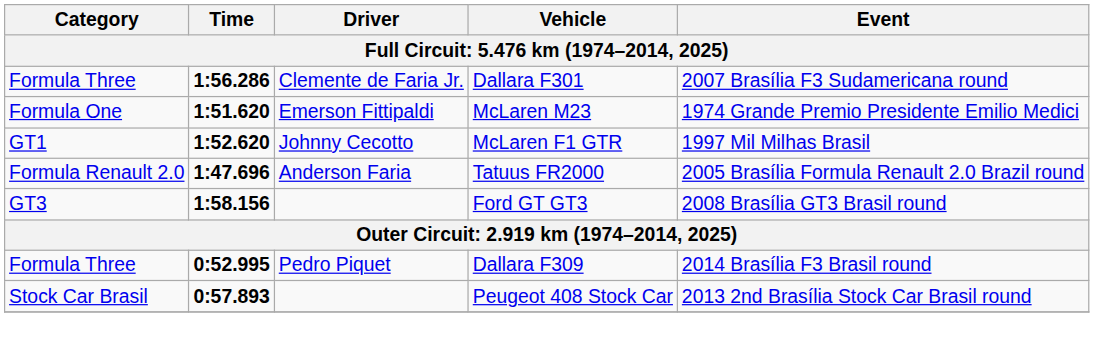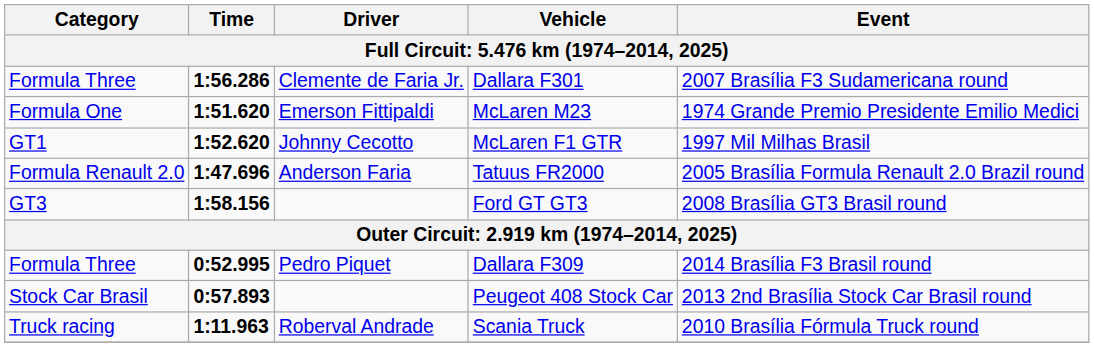+ row: (529, 326)
